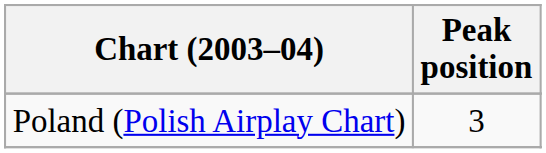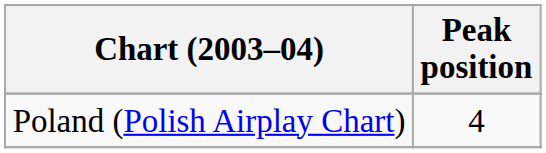(476, 119) 3 -> (476, 119) 4
